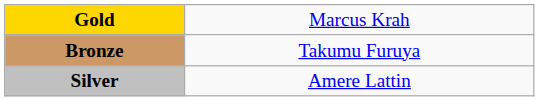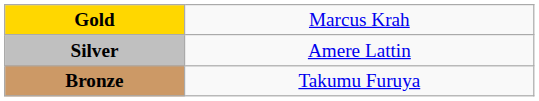rows swapped: (94, 80) <-> (94, 50)
